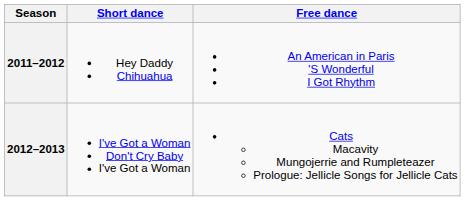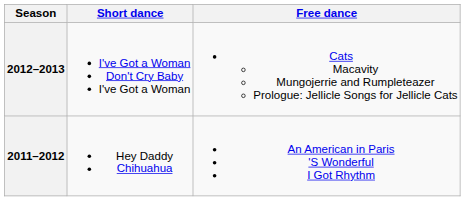rows swapped: (36, 149) <-> (36, 62)
